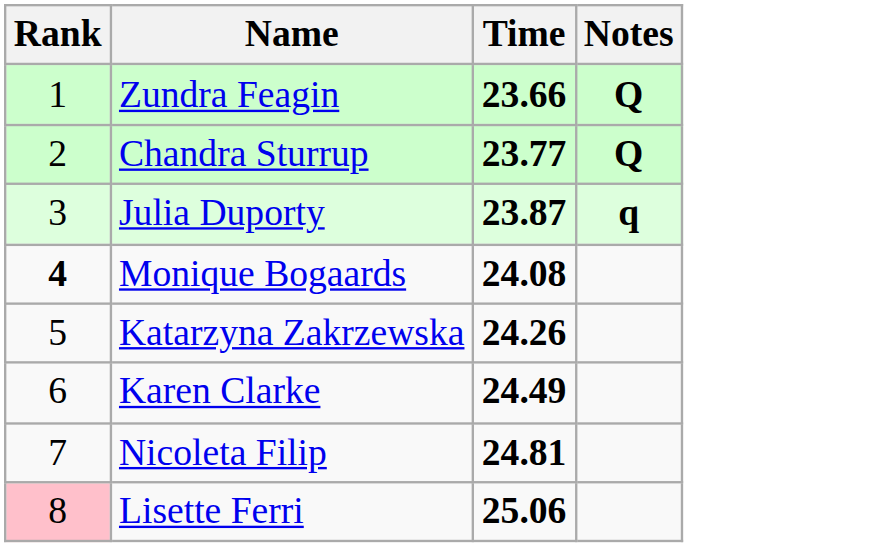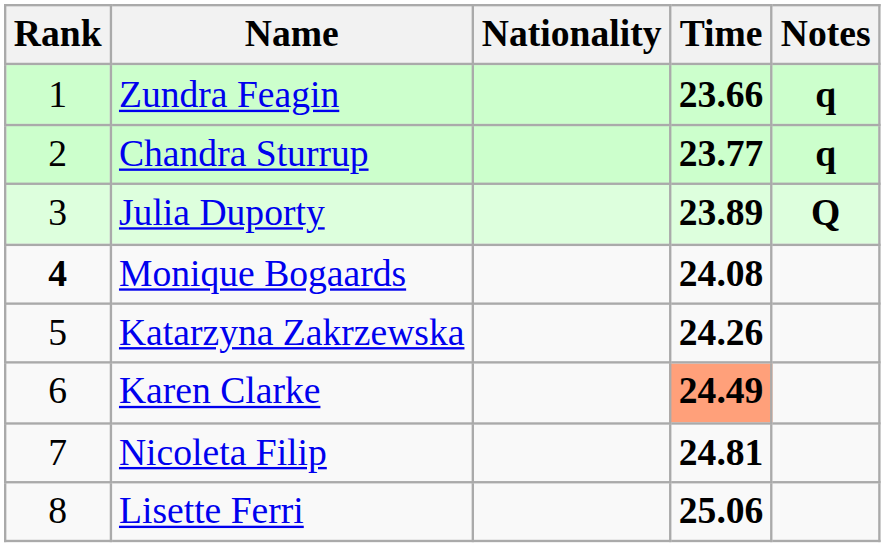+ column: (572, 34)
(629, 93) Q -> (826, 93) q
(629, 153) Q -> (826, 153) q
(524, 213) 23.87 -> (721, 213) 23.89
(629, 213) q -> (826, 213) Q
(524, 392) no background -> (721, 392) lightsalmon background
(58, 511) pink background -> (58, 511) no background
